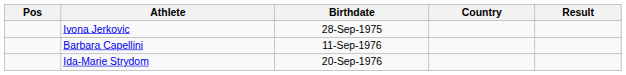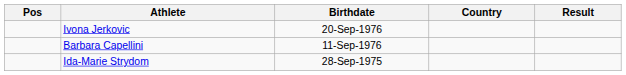(352, 29) 28-Sep-1975 -> (352, 29) 20-Sep-1976
(352, 62) 20-Sep-1976 -> (352, 62) 28-Sep-1975
